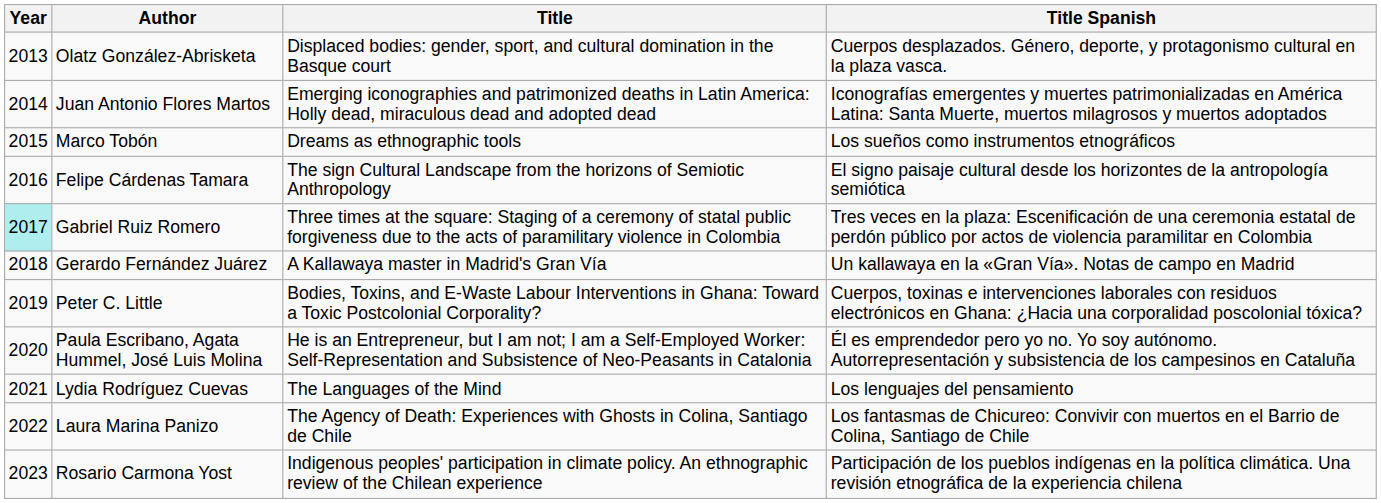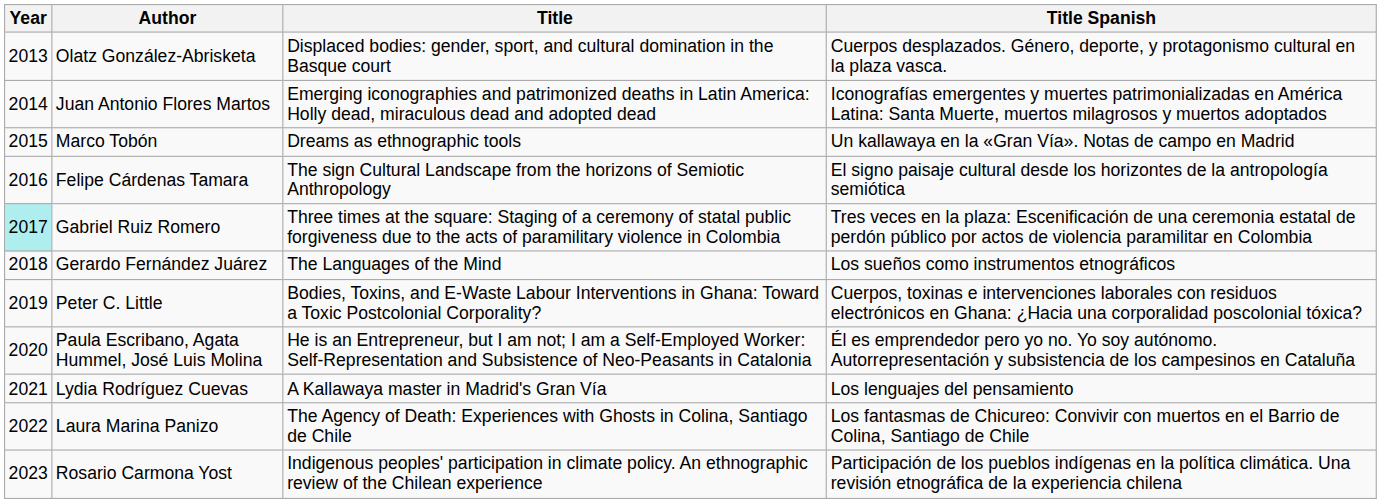(1003, 141) Los sueños como instrumentos etnográficos -> (1063, 141) Un kallawaya en la «Gran Vía». Notas de campo en Madrid
(447, 265) A Kallawaya master in Madrid's Gran Vía -> (394, 265) The Languages of the Mind
(1063, 265) Un kallawaya en la «Gran Vía». Notas de campo en Madrid -> (1003, 265) Los sueños como instrumentos etnográficos
(394, 388) The Languages of the Mind -> (447, 388) A Kallawaya master in Madrid's Gran Vía
